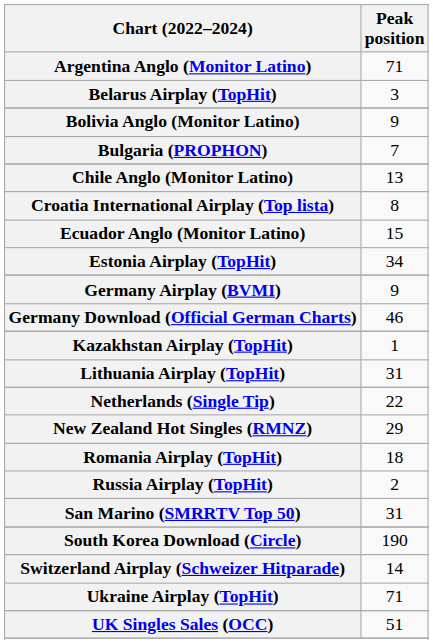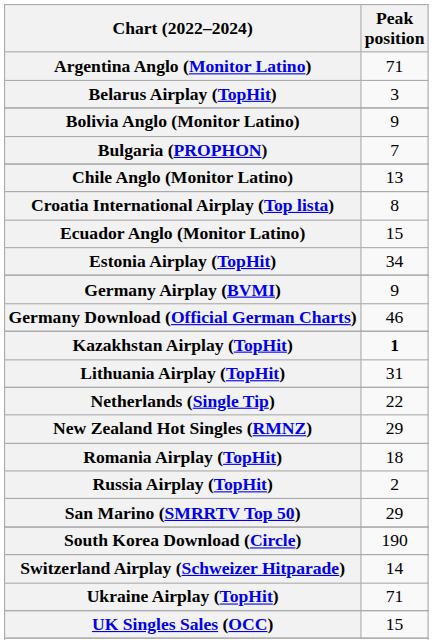(395, 345) normal -> (395, 345) bold
(395, 512) 31 -> (395, 512) 29
(395, 624) 51 -> (395, 624) 15
